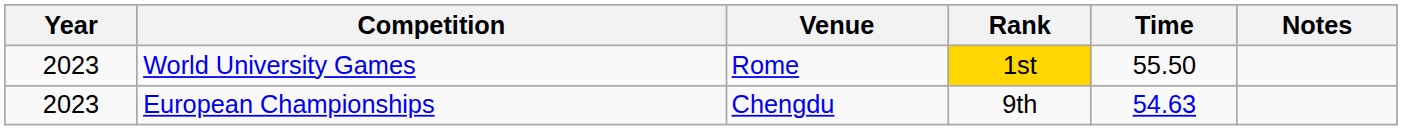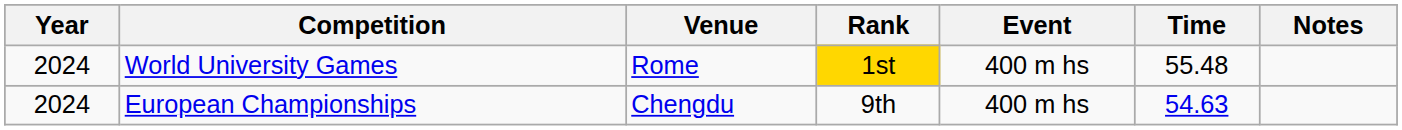+ column: (1037, 25)
(71, 65) 2023 -> (62, 65) 2024
(1164, 65) 55.50 -> (1197, 65) 55.48
(71, 105) 2023 -> (62, 105) 2024
